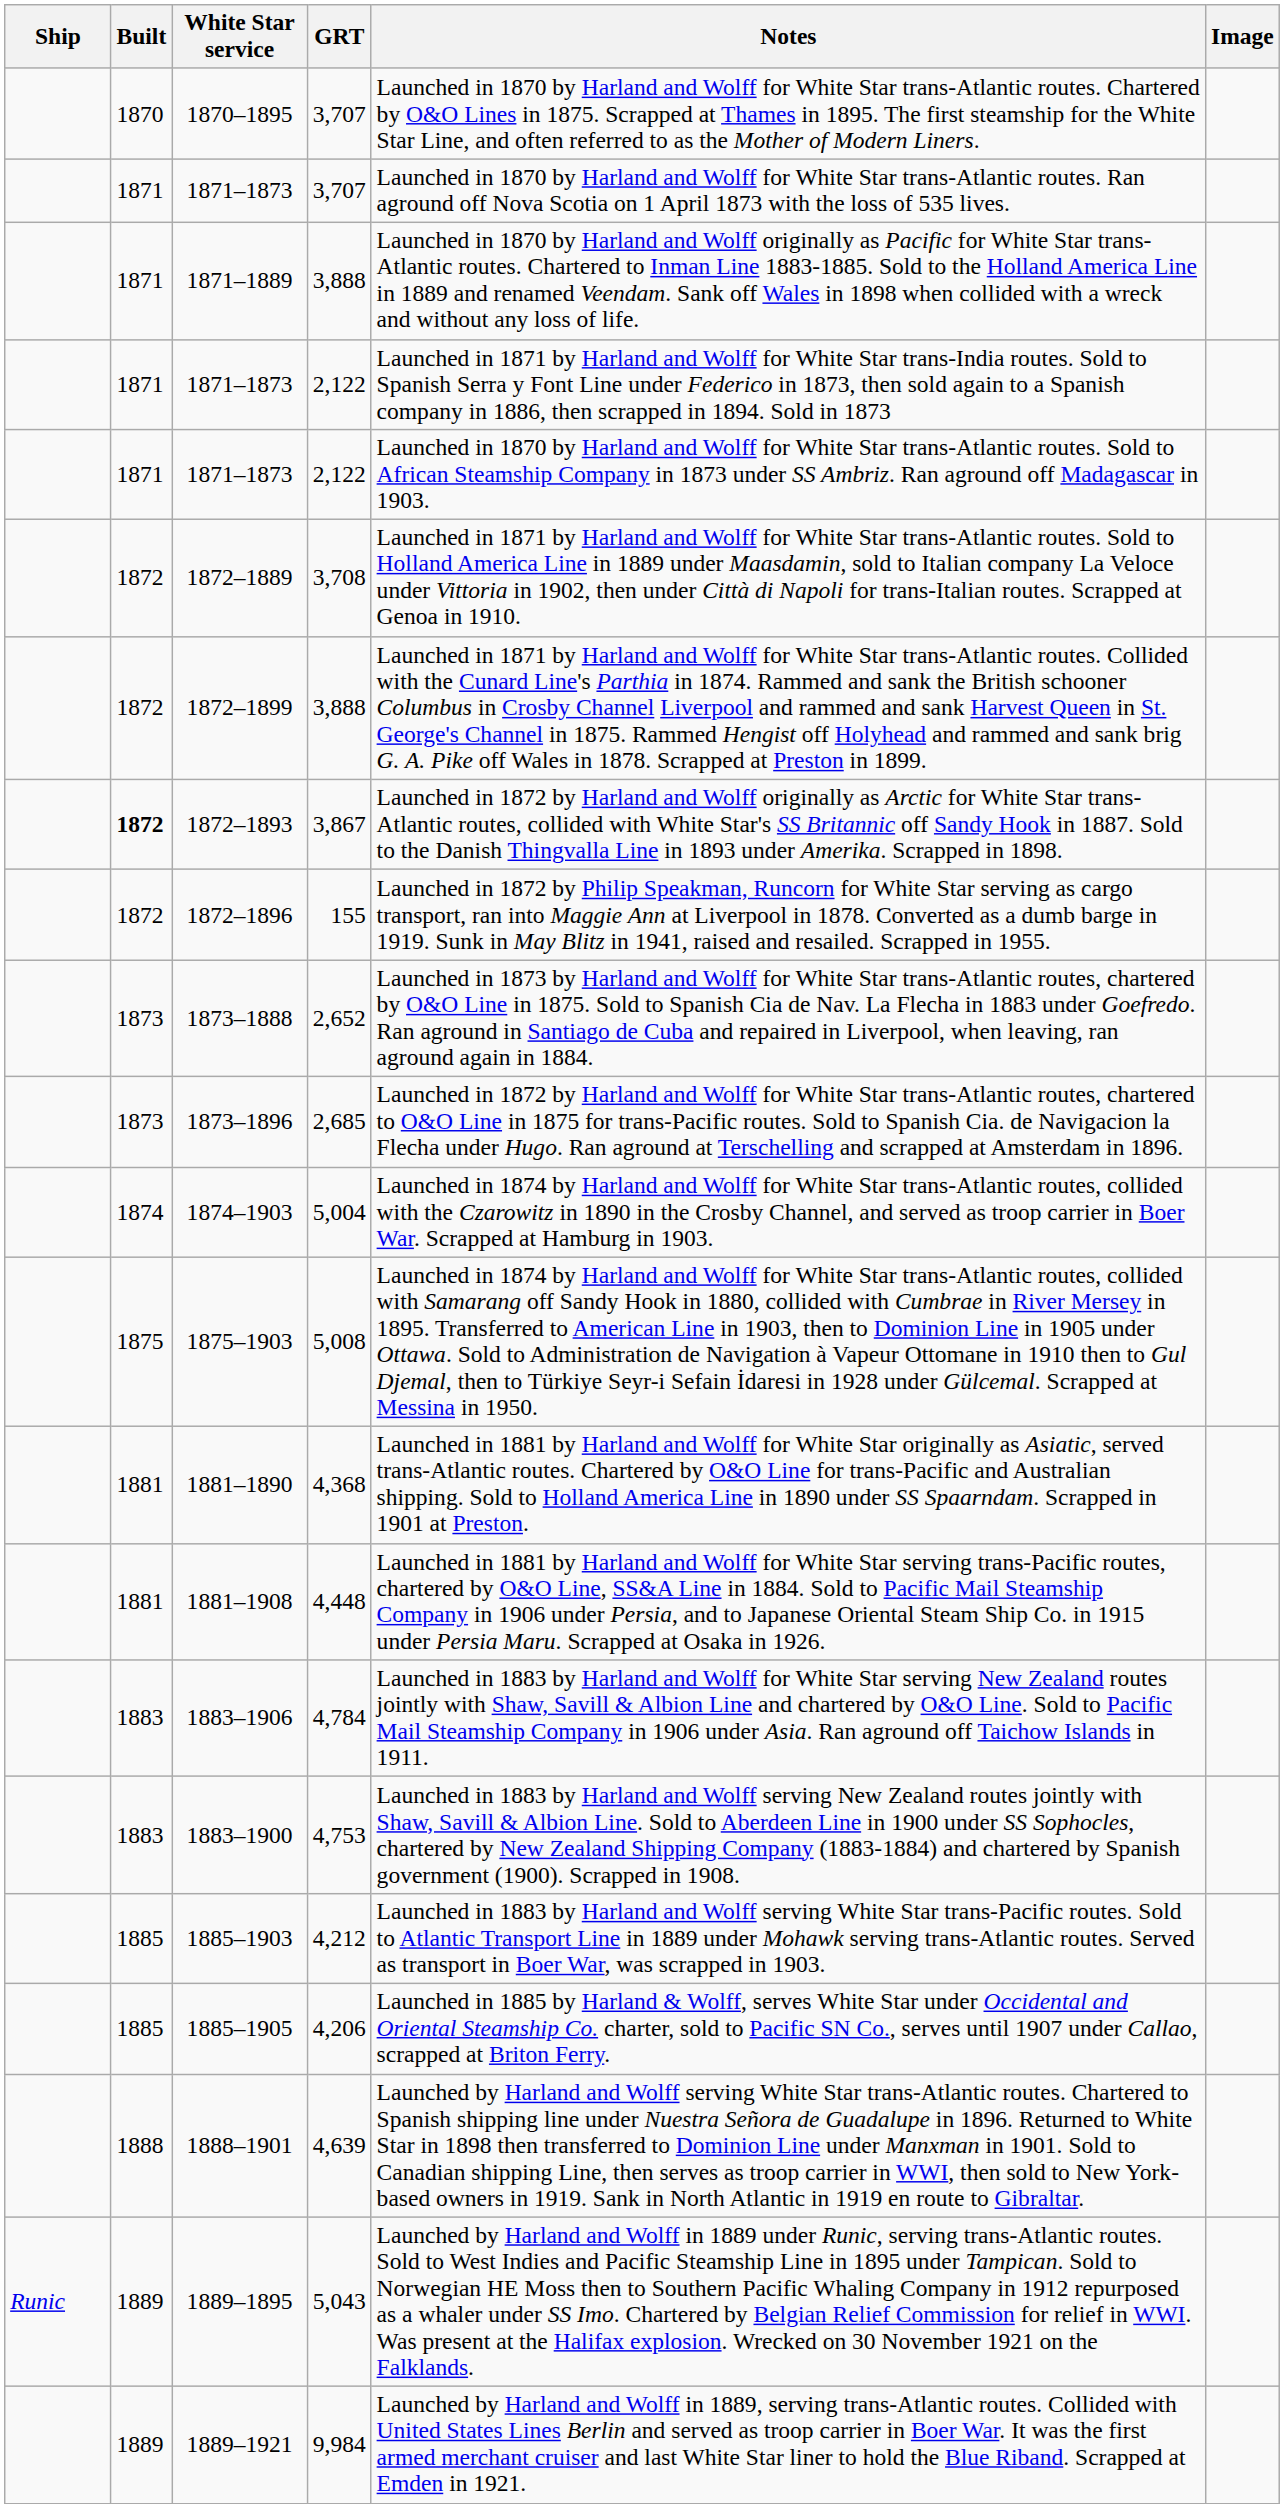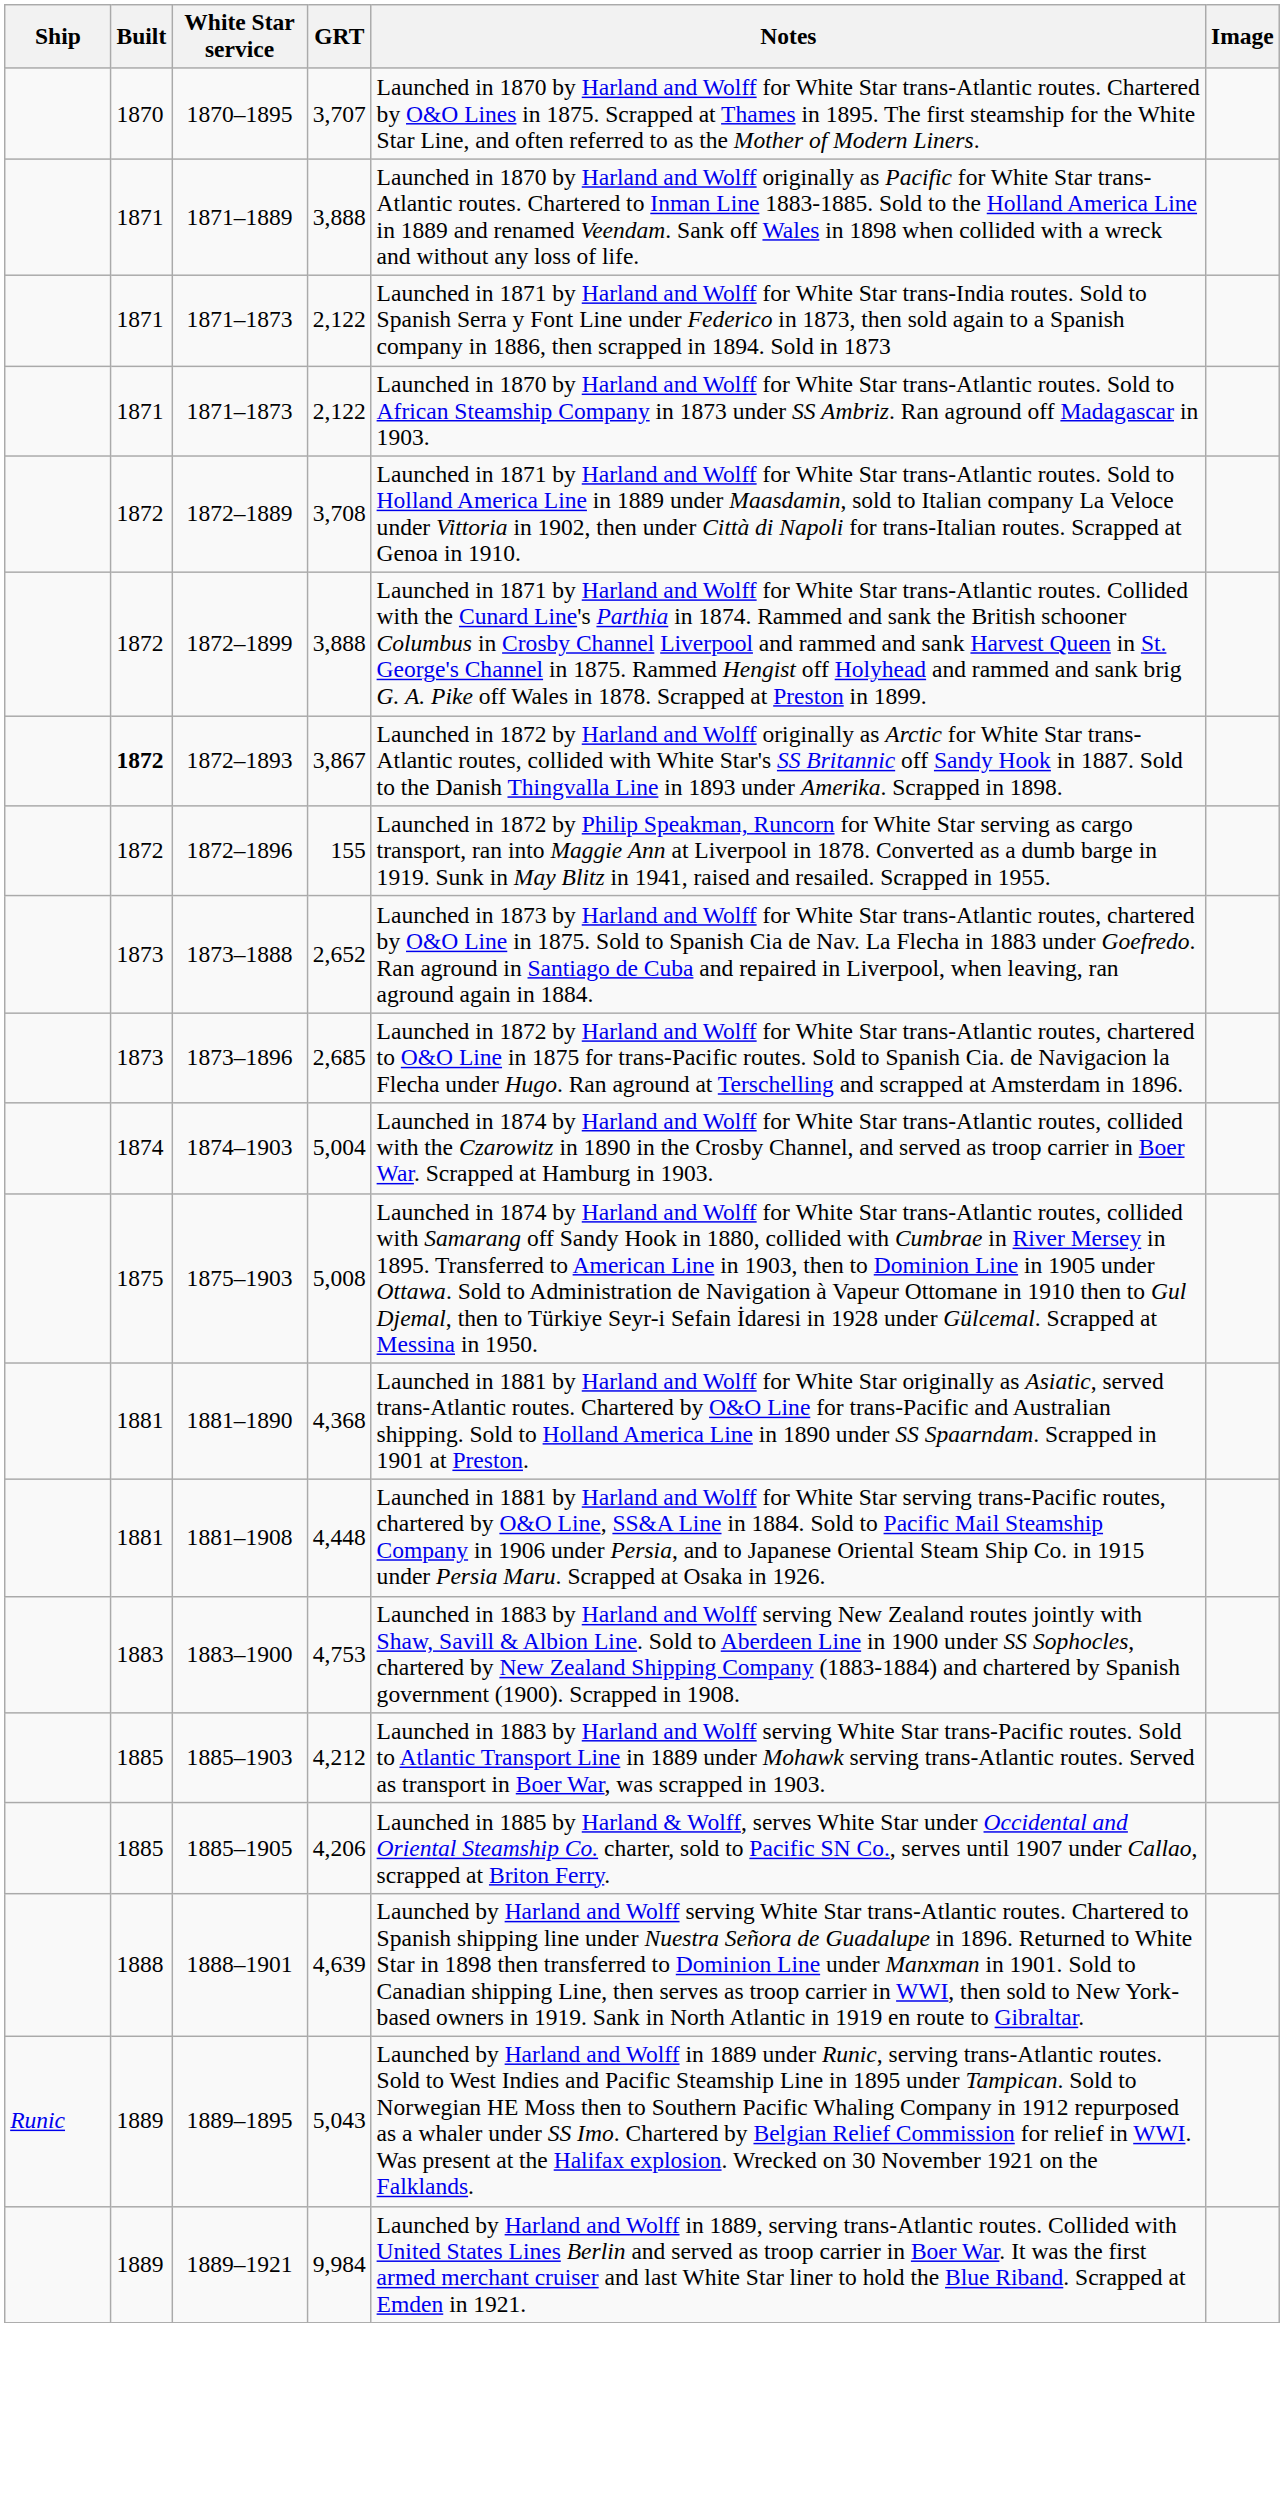- row: (240, 190)
- row: (240, 1718)
